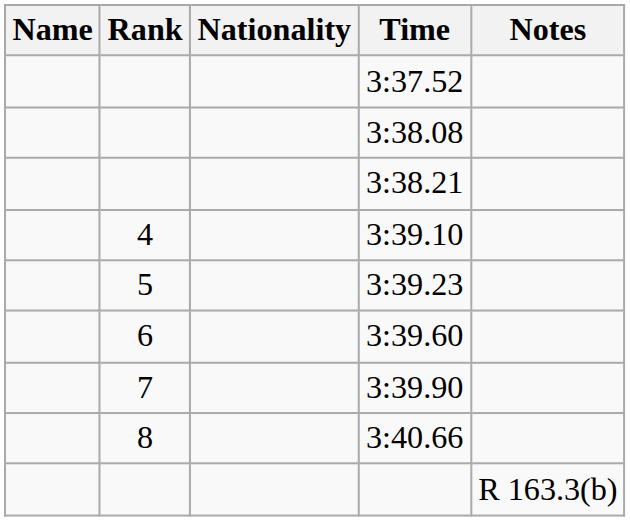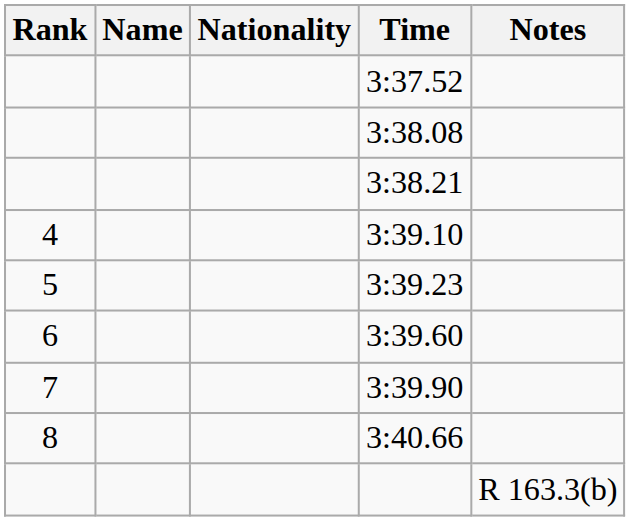columns swapped: (145, 30) <-> (53, 30)
